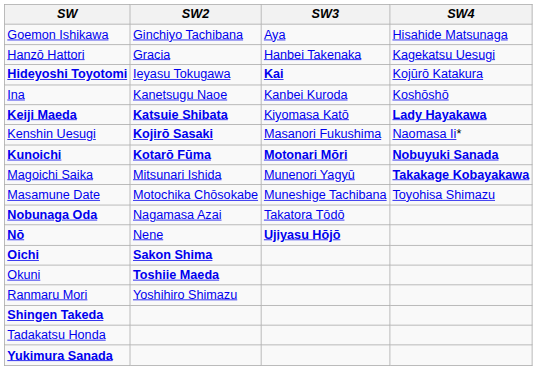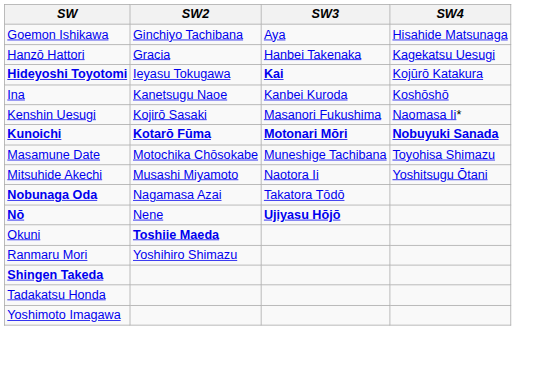- row: (42, 114)
(173, 134) bold -> (170, 114) normal
- row: (50, 174)
+ row: (55, 174)
- row: (23, 255)
+ row: (64, 315)
- row: (60, 355)
